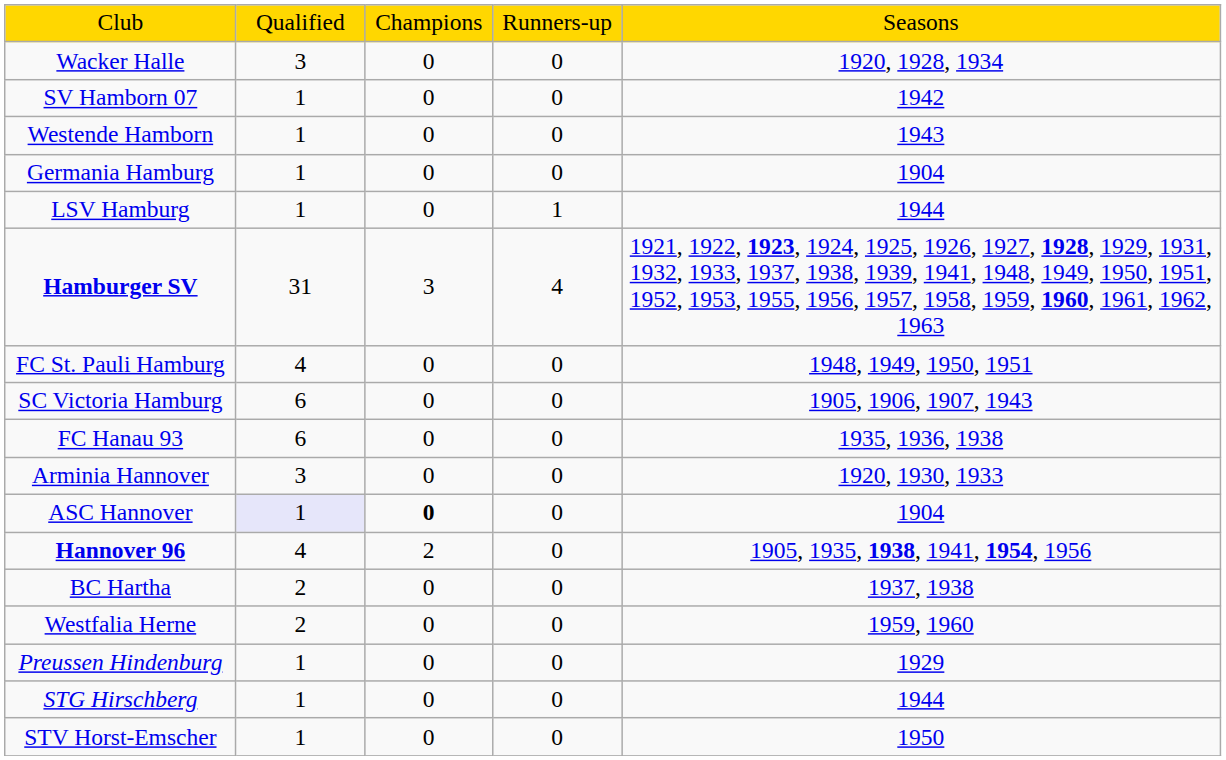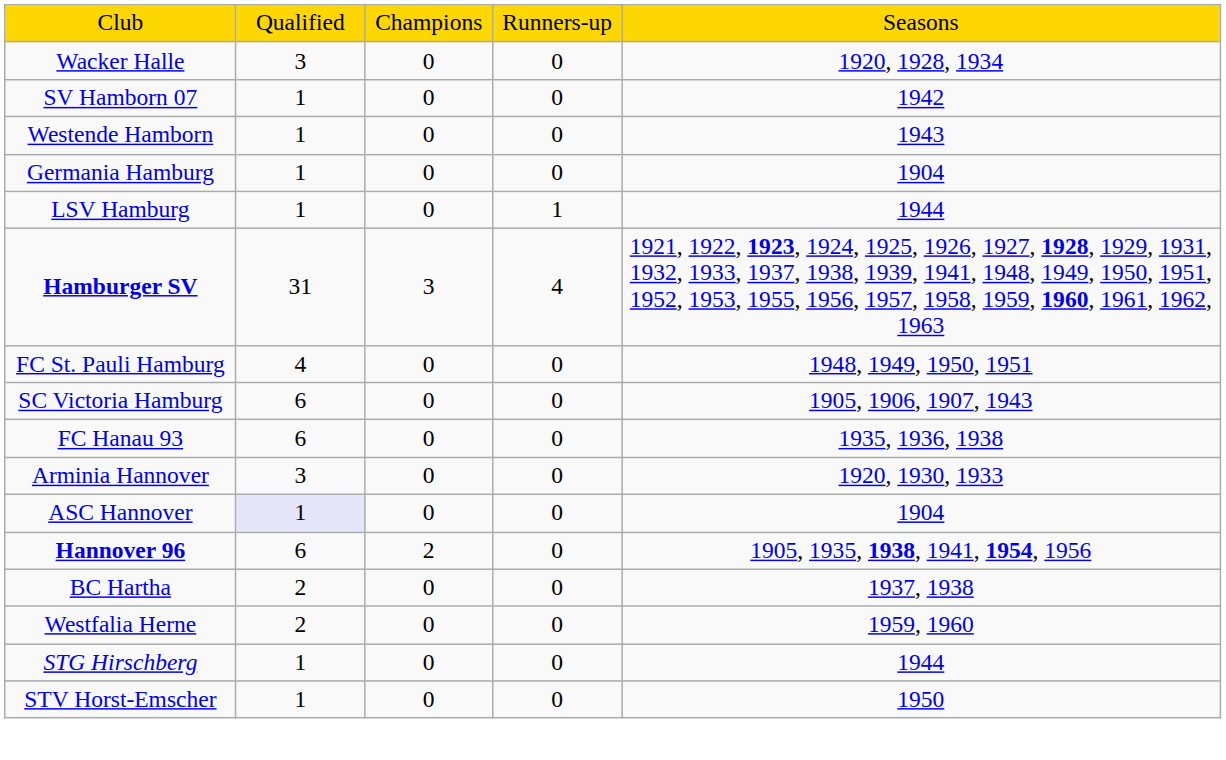(429, 512) bold -> (429, 512) normal
(300, 550) 4 -> (300, 550) 6
- row: (120, 662)
